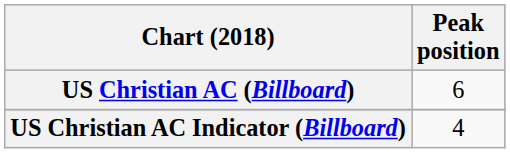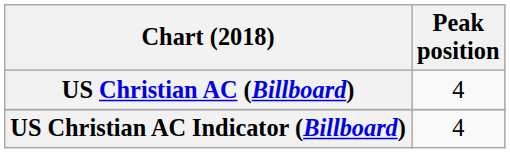(458, 89) 6 -> (458, 89) 4
